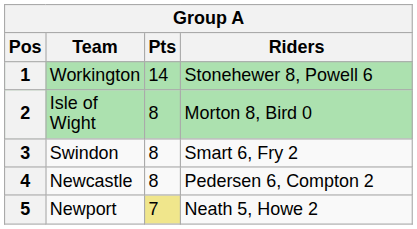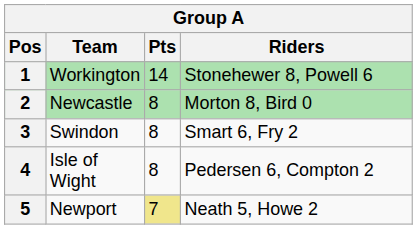(74, 114) Isle of Wight -> (91, 103) Newcastle
(91, 180) Newcastle -> (74, 170) Isle of Wight
